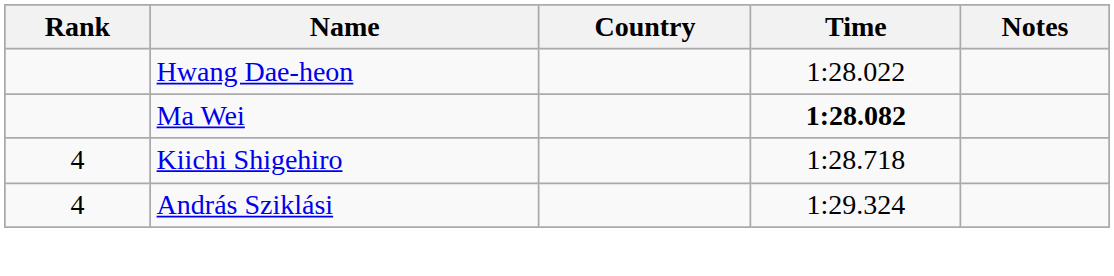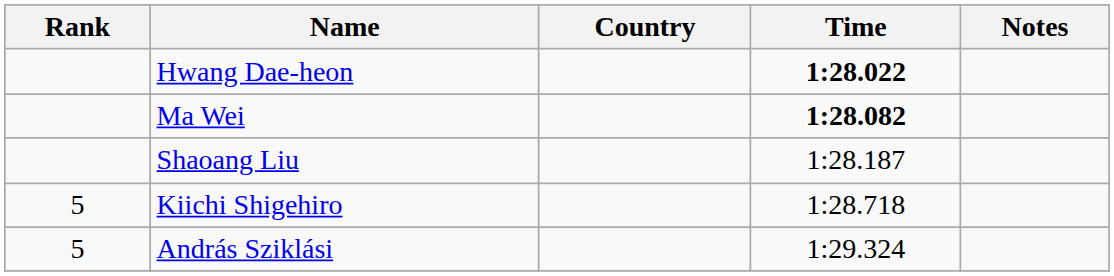(856, 71) normal -> (856, 71) bold
+ row: (228, 159)
(78, 159) 4 -> (78, 204) 5
(78, 204) 4 -> (78, 248) 5
